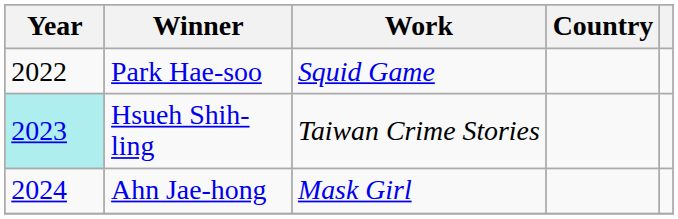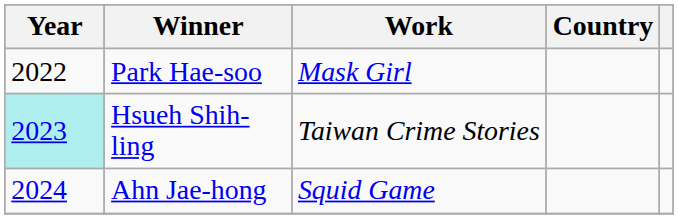(366, 70) Squid Game -> (355, 70) Mask Girl
(355, 190) Mask Girl -> (366, 190) Squid Game
